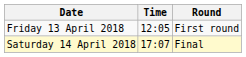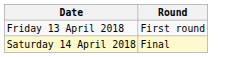- column: (155, 12)
